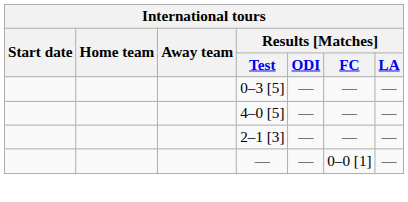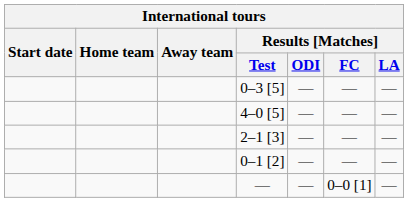+ row: (262, 161)
